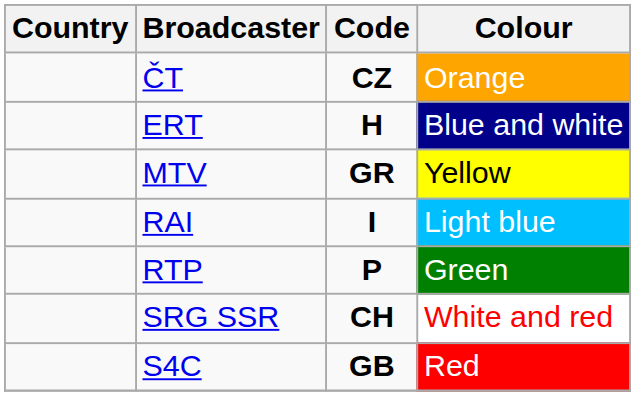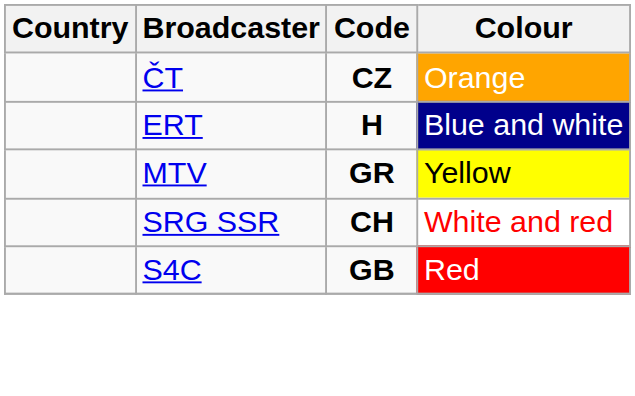- row: (168, 221)
- row: (173, 269)
